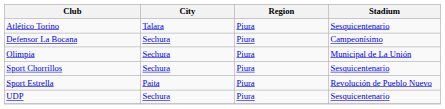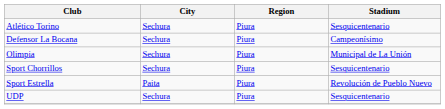(153, 26) Talara -> (156, 26) Sechura
